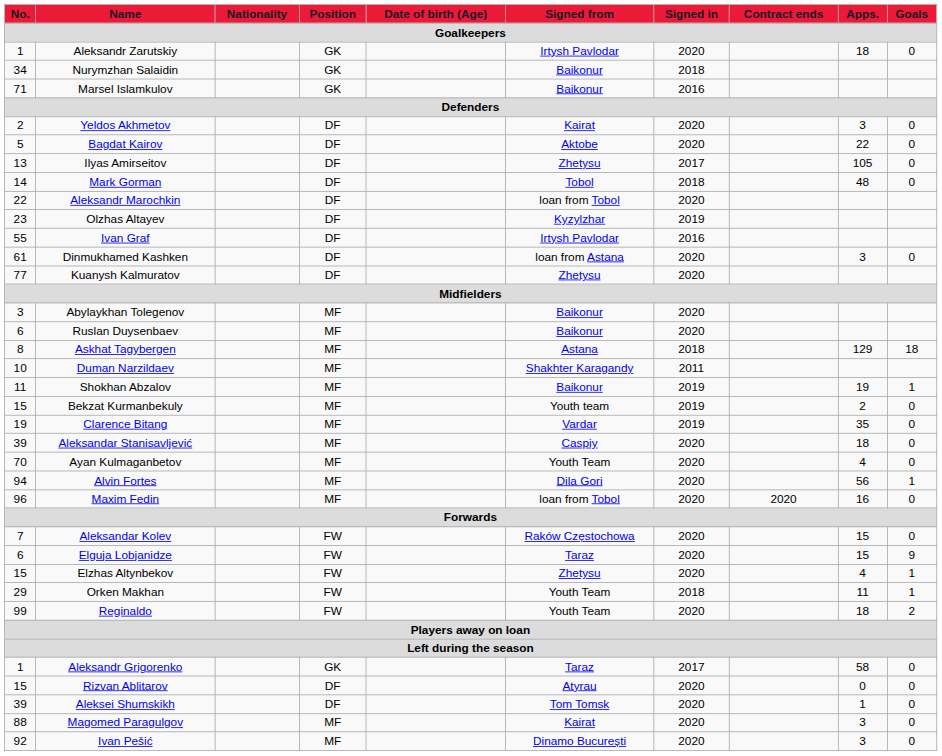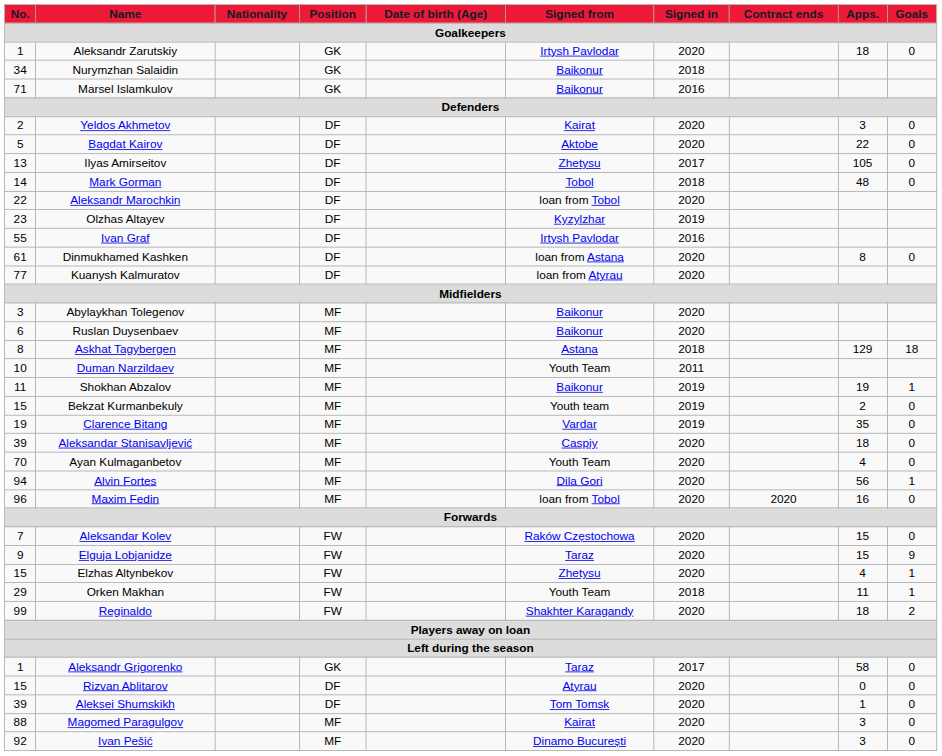(863, 257) 3 -> (863, 257) 8
(580, 275) Zhetysu -> (580, 275) loan from Atyrau
(580, 369) Shakhter Karagandy -> (580, 369) Youth Team
(20, 555) 6 -> (20, 555) 9
(580, 611) Youth Team -> (580, 611) Shakhter Karagandy
